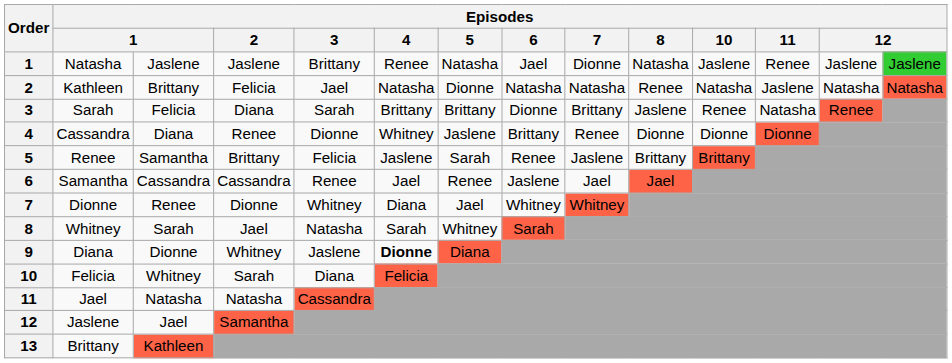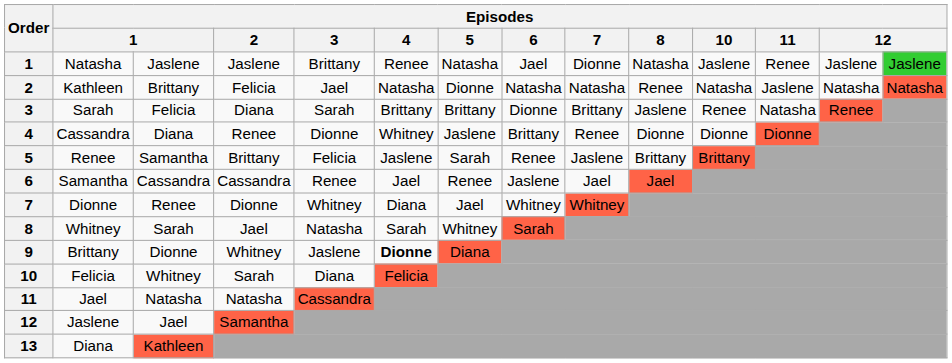(93, 252) Diana -> (93, 252) Brittany
(93, 346) Brittany -> (93, 346) Diana
